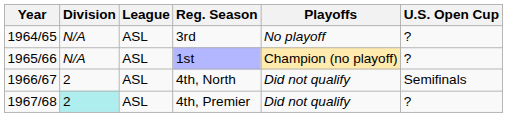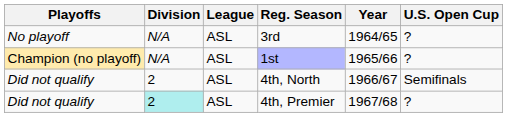columns swapped: (32, 15) <-> (331, 15)
